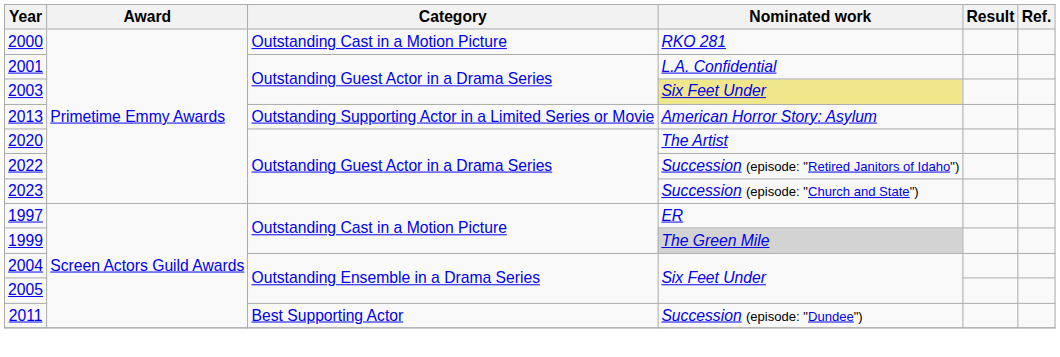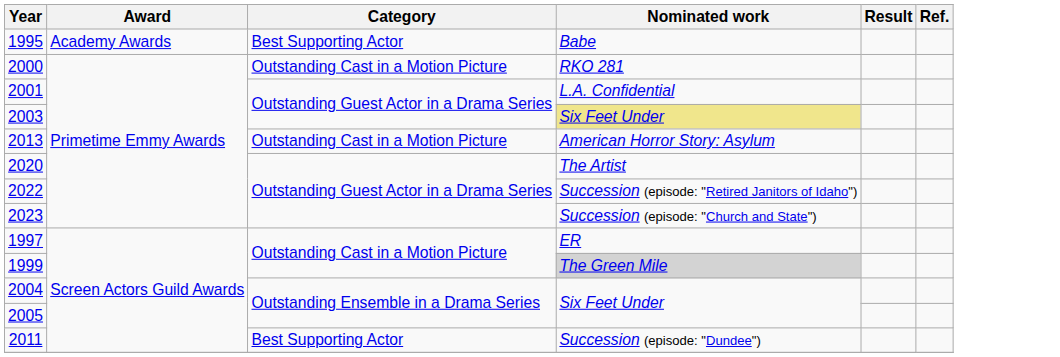+ row: (26, 41)
(453, 116) Outstanding Supporting Actor in a Limited Series or Movie -> (379, 141) Outstanding Cast in a Motion Picture
